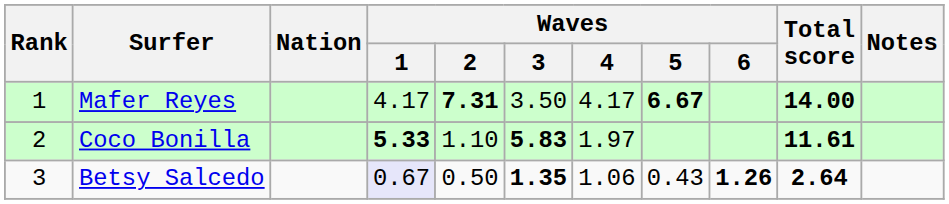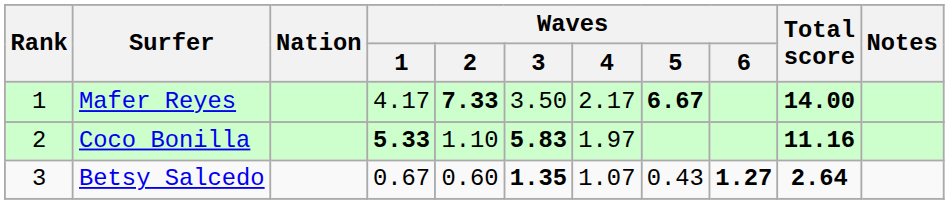(470, 102) 7.31 -> (470, 102) 7.33
(607, 102) 4.17 -> (607, 102) 2.17
(819, 141) 11.61 -> (819, 141) 11.16
(402, 179) lavender background -> (402, 179) no background
(470, 179) 0.50 -> (470, 179) 0.60
(607, 179) 1.06 -> (607, 179) 1.07
(744, 179) 1.26 -> (744, 179) 1.27
